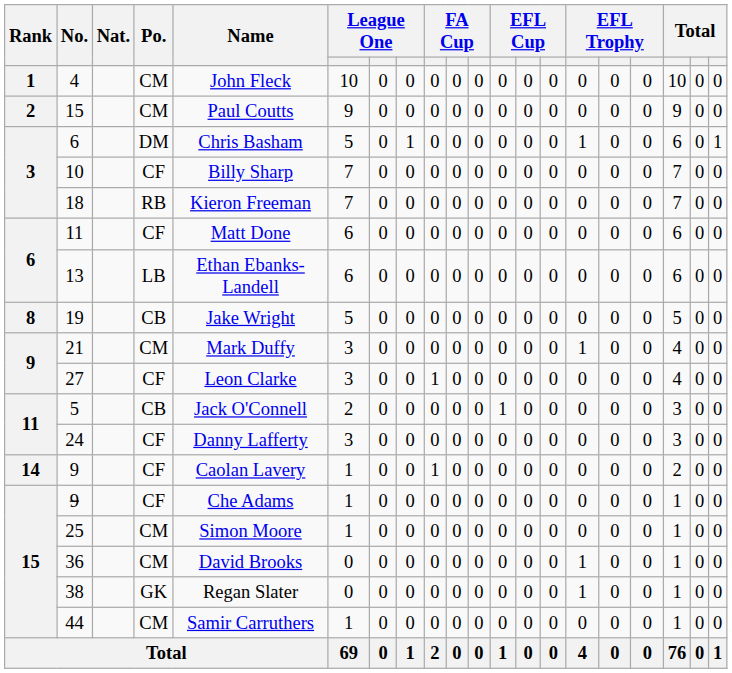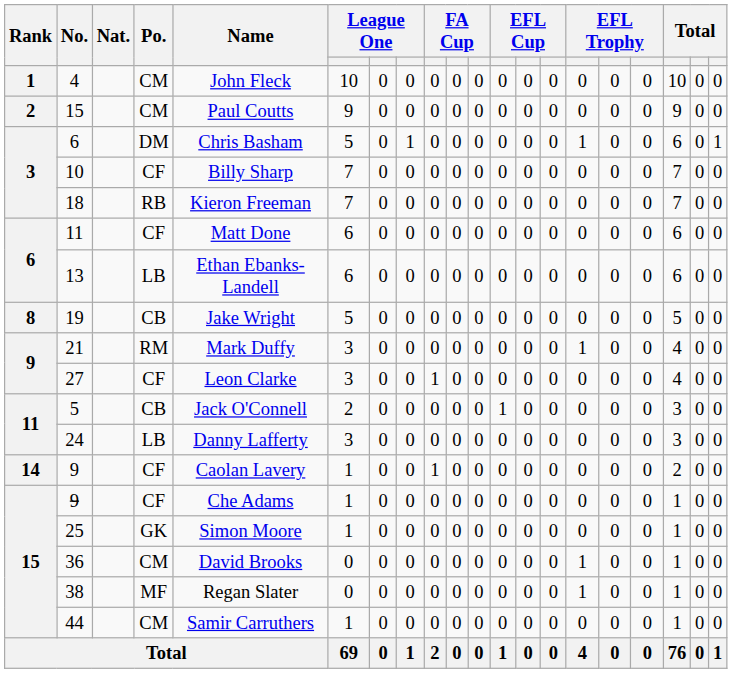(154, 347) CM -> (154, 347) RM
(154, 439) CF -> (154, 439) LB
(154, 531) CM -> (154, 531) GK
(154, 592) GK -> (154, 592) MF
